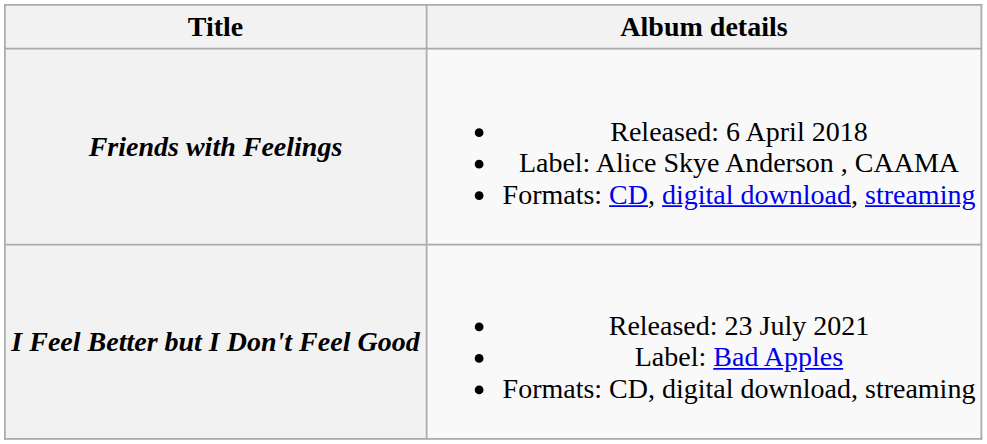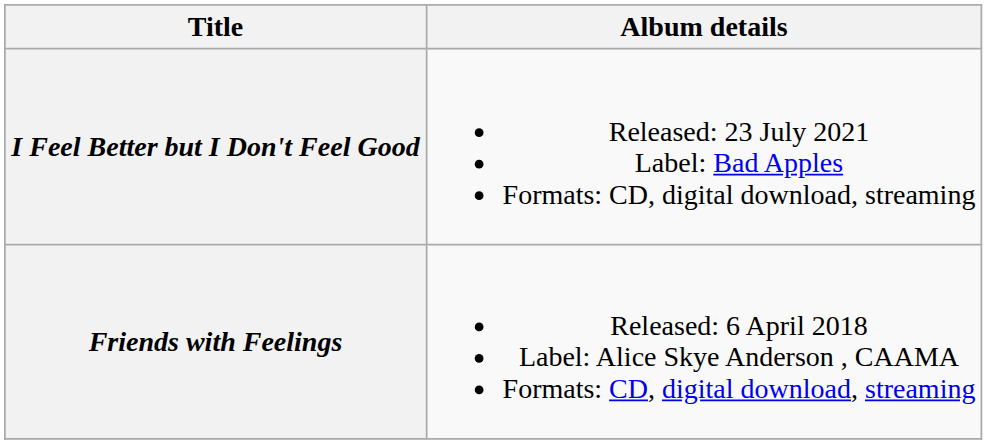rows swapped: (215, 146) <-> (215, 341)
